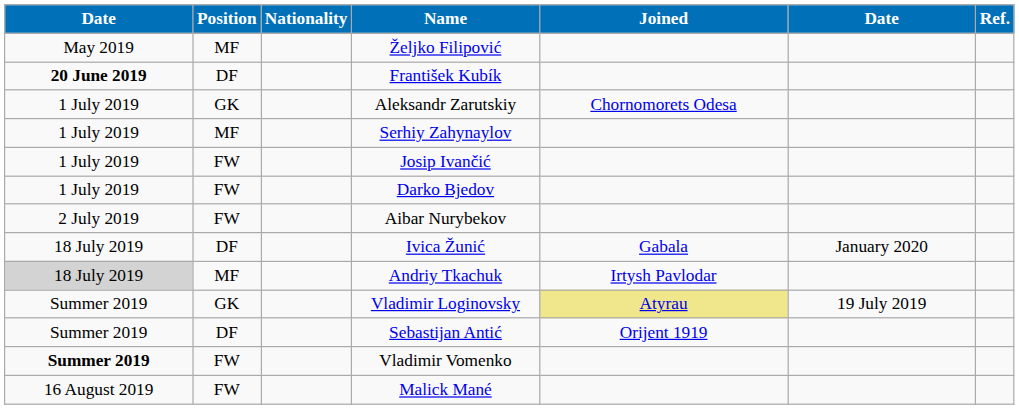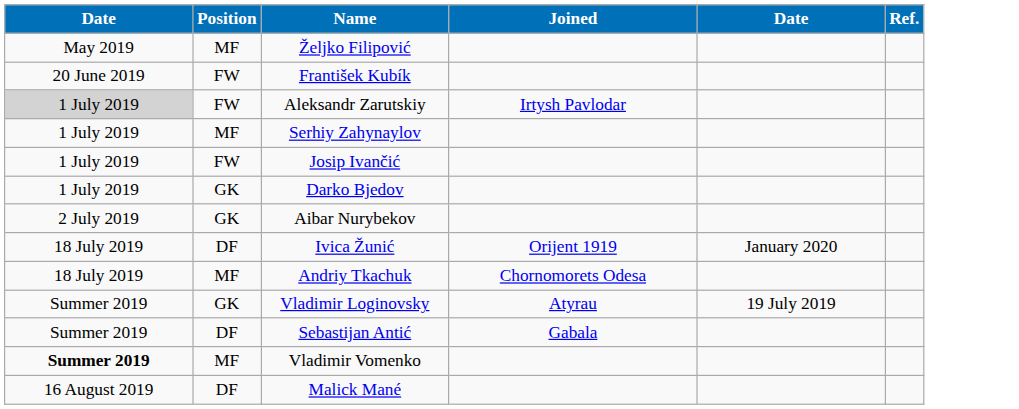- column: (306, 19)
(99, 76) bold -> (99, 76) normal
(227, 76) DF -> (227, 76) FW
(99, 104) no background -> (99, 104) lightgrey background
(227, 104) GK -> (227, 104) FW
(664, 104) Chornomorets Odesa -> (573, 104) Irtysh Pavlodar
(227, 190) FW -> (227, 190) GK
(227, 218) FW -> (227, 218) GK
(664, 247) Gabala -> (573, 247) Orijent 1919
(99, 275) lightgrey background -> (99, 275) no background
(664, 275) Irtysh Pavlodar -> (573, 275) Chornomorets Odesa
(664, 304) khaki background -> (573, 304) no background
(664, 332) Orijent 1919 -> (573, 332) Gabala
(227, 361) FW -> (227, 361) MF
(227, 389) FW -> (227, 389) DF
